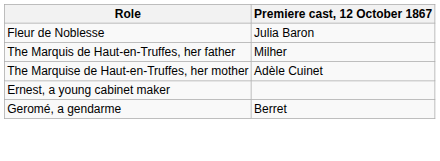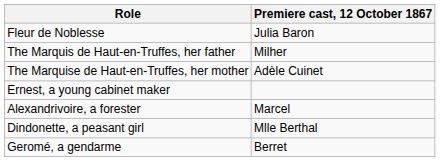+ row: (74, 109)
+ row: (76, 128)
